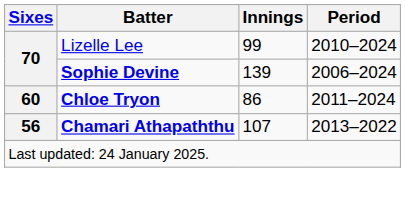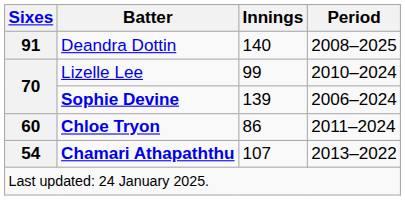+ row: (119, 45)
(31, 126) 56 -> (31, 153) 54
